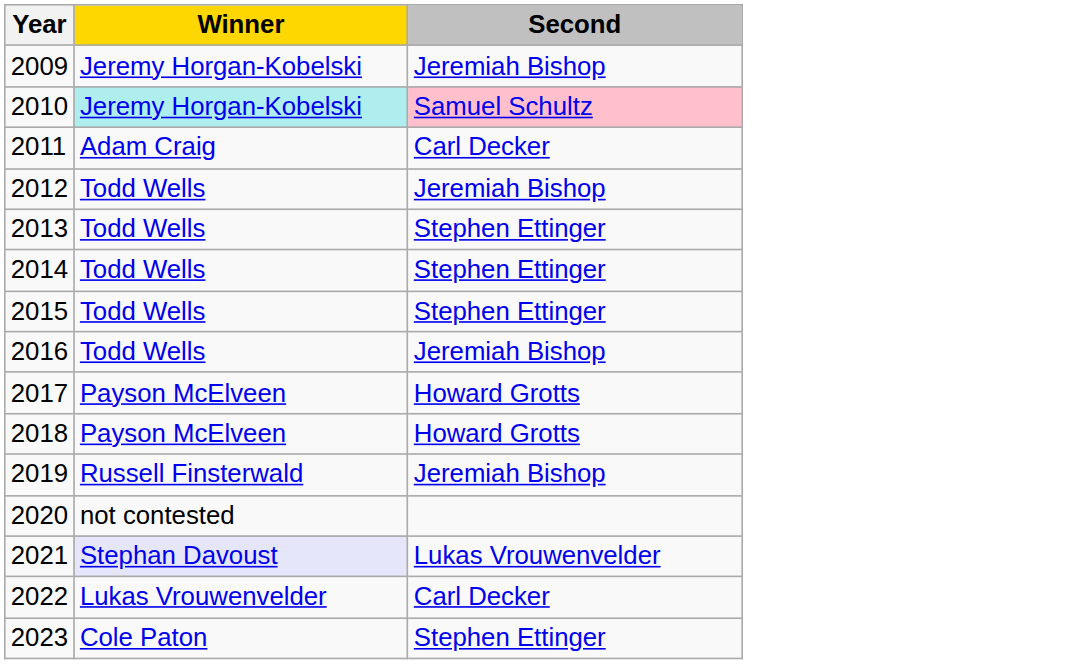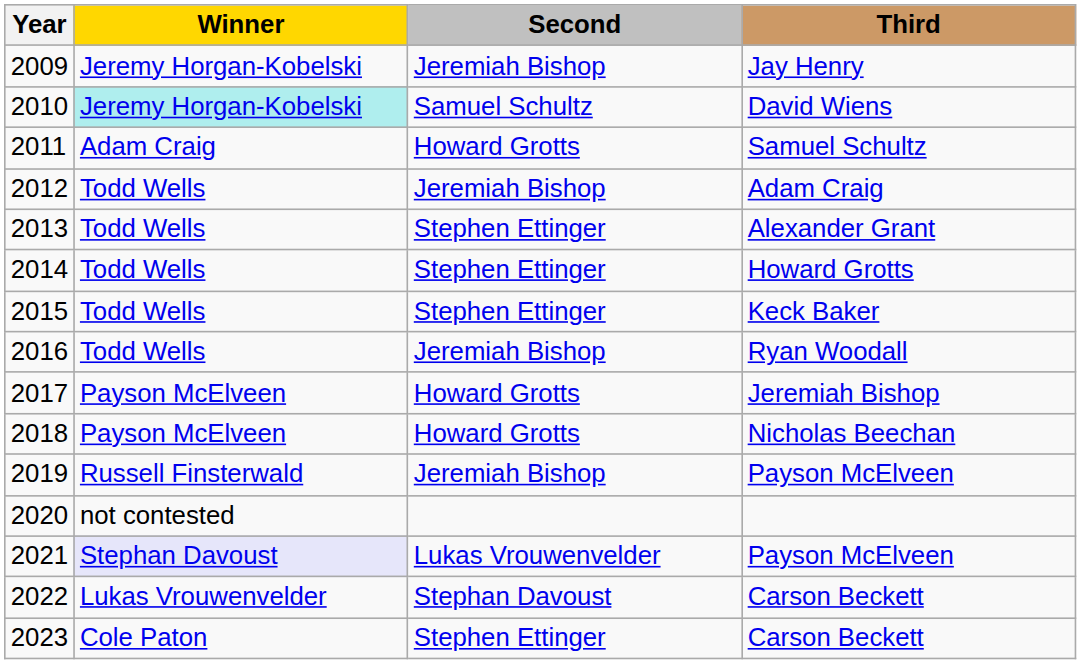+ column: (909, 24)
(503, 106) pink background -> (503, 106) no background
(482, 147) Carl Decker -> (497, 147) Howard Grotts
(482, 596) Carl Decker -> (513, 596) Stephan Davoust
